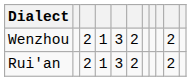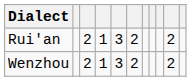rows swapped: (39, 40) <-> (34, 64)
